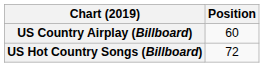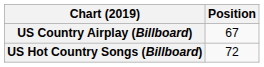(232, 33) 60 -> (232, 33) 67
